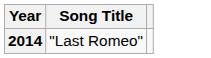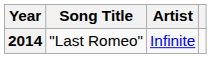+ column: (173, 16)
